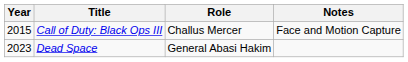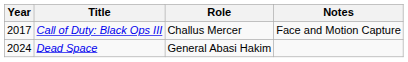(19, 30) 2015 -> (19, 30) 2017
(19, 48) 2023 -> (19, 48) 2024
